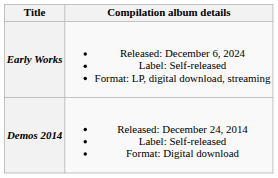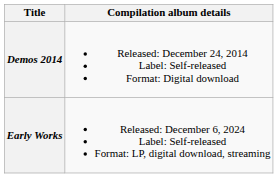rows swapped: (35, 135) <-> (35, 59)
